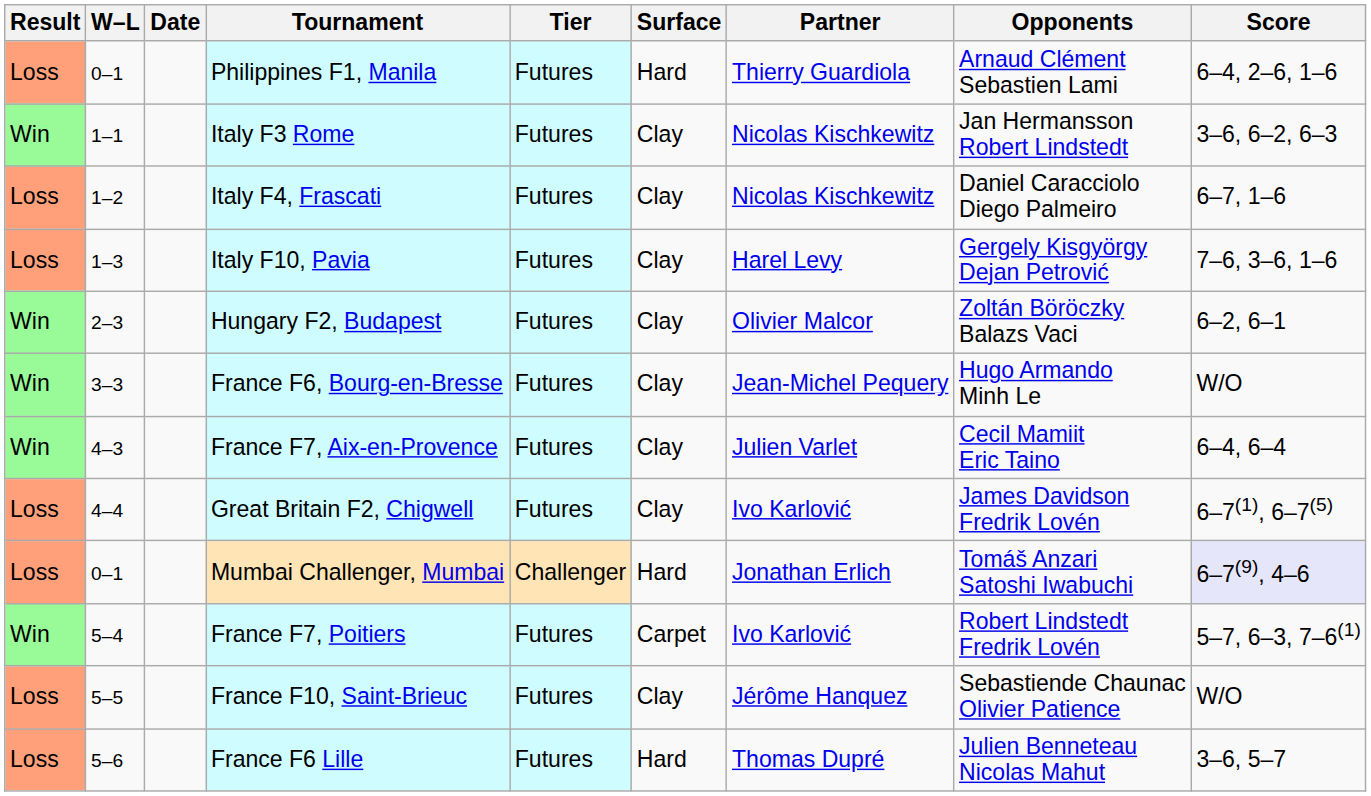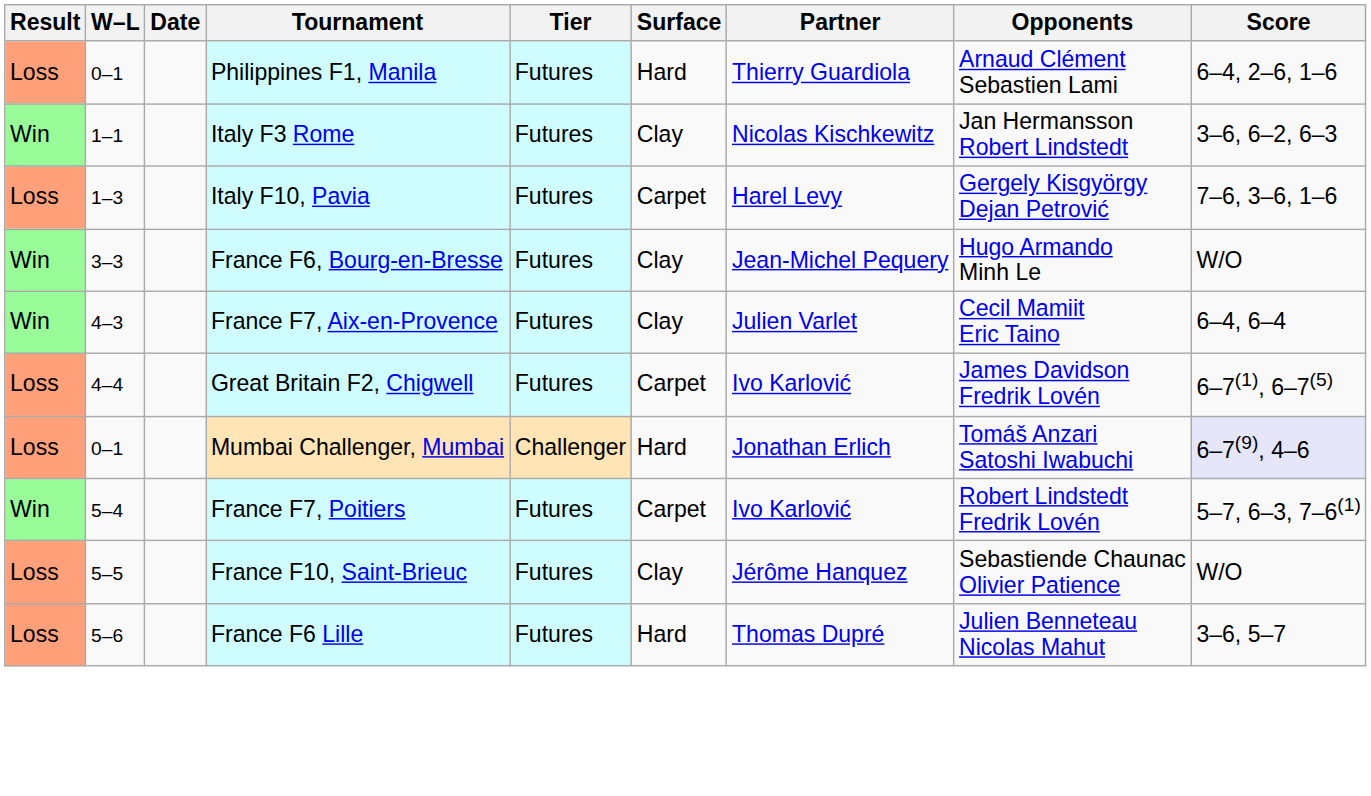- row: (296, 197)
(660, 259) Clay -> (671, 197) Carpet
- row: (326, 322)
(660, 509) Clay -> (671, 384) Carpet
